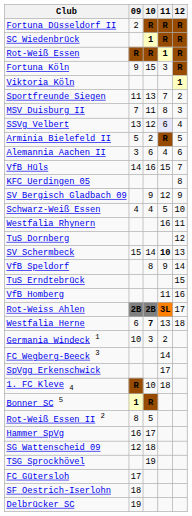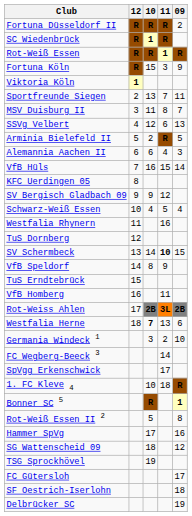columns swapped: (136, 11) <-> (180, 11)
(165, 125) lavender background -> (165, 125) no background
